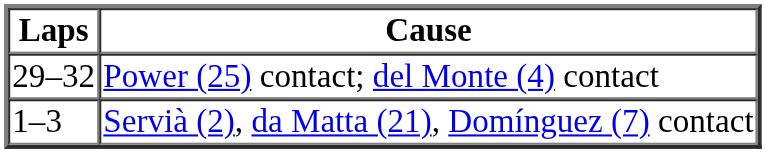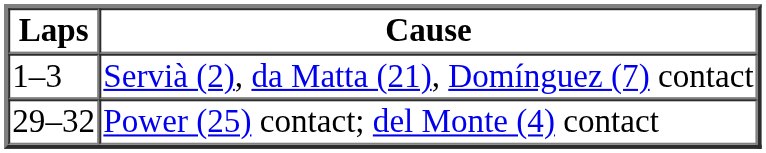rows swapped: (428, 121) <-> (381, 75)
